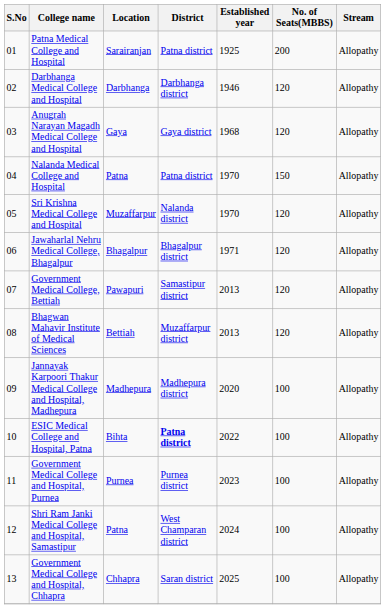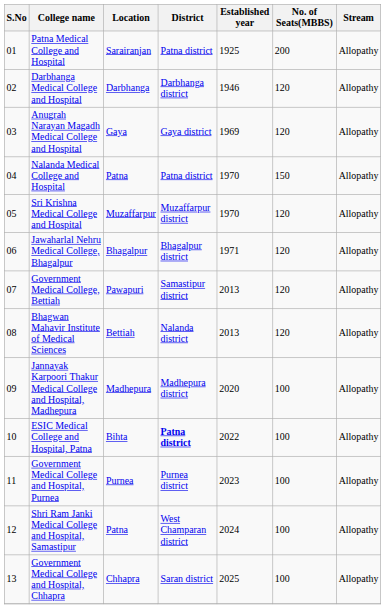(229, 132) 1968 -> (229, 132) 1969
(177, 213) Nalanda district -> (185, 213) Muzaffarpur district
(185, 333) Muzaffarpur district -> (177, 333) Nalanda district
